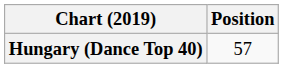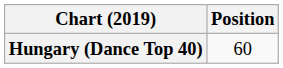(243, 48) 57 -> (243, 48) 60
